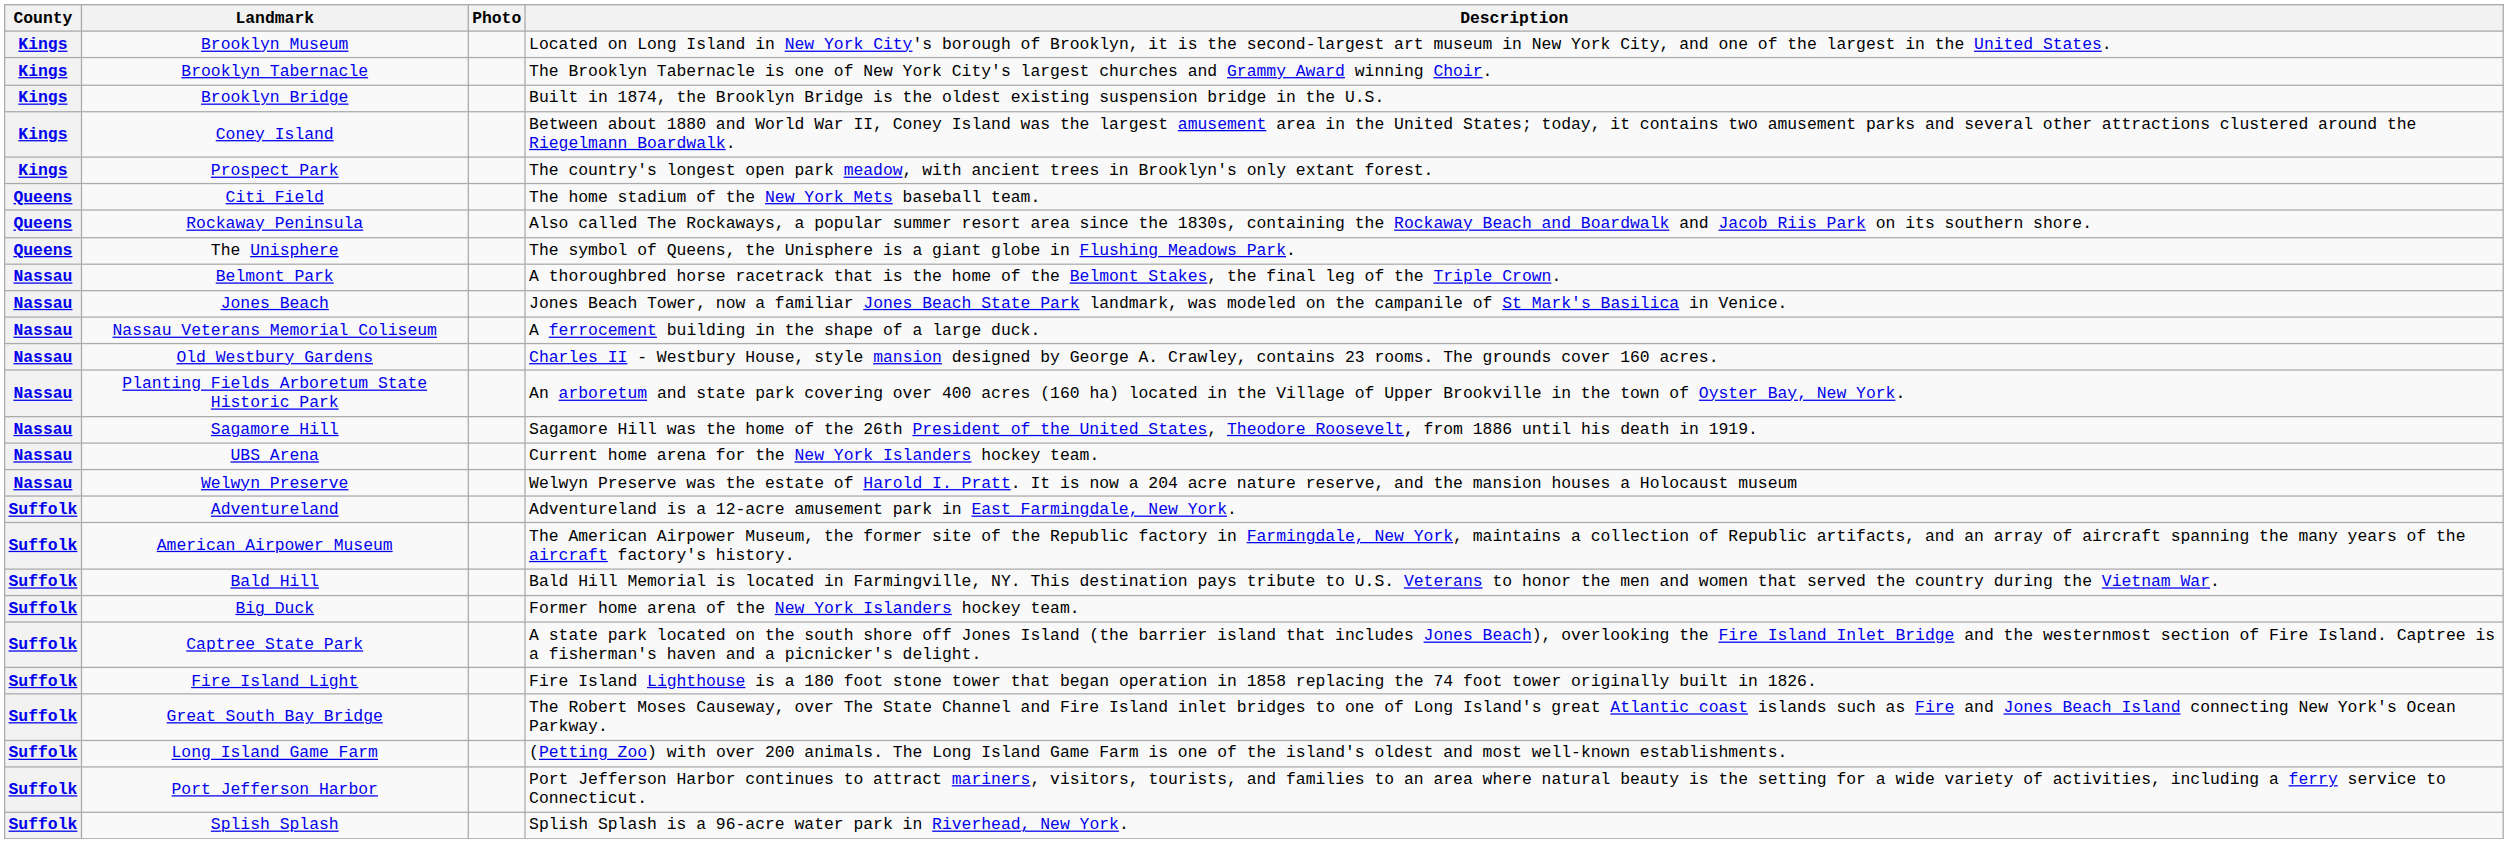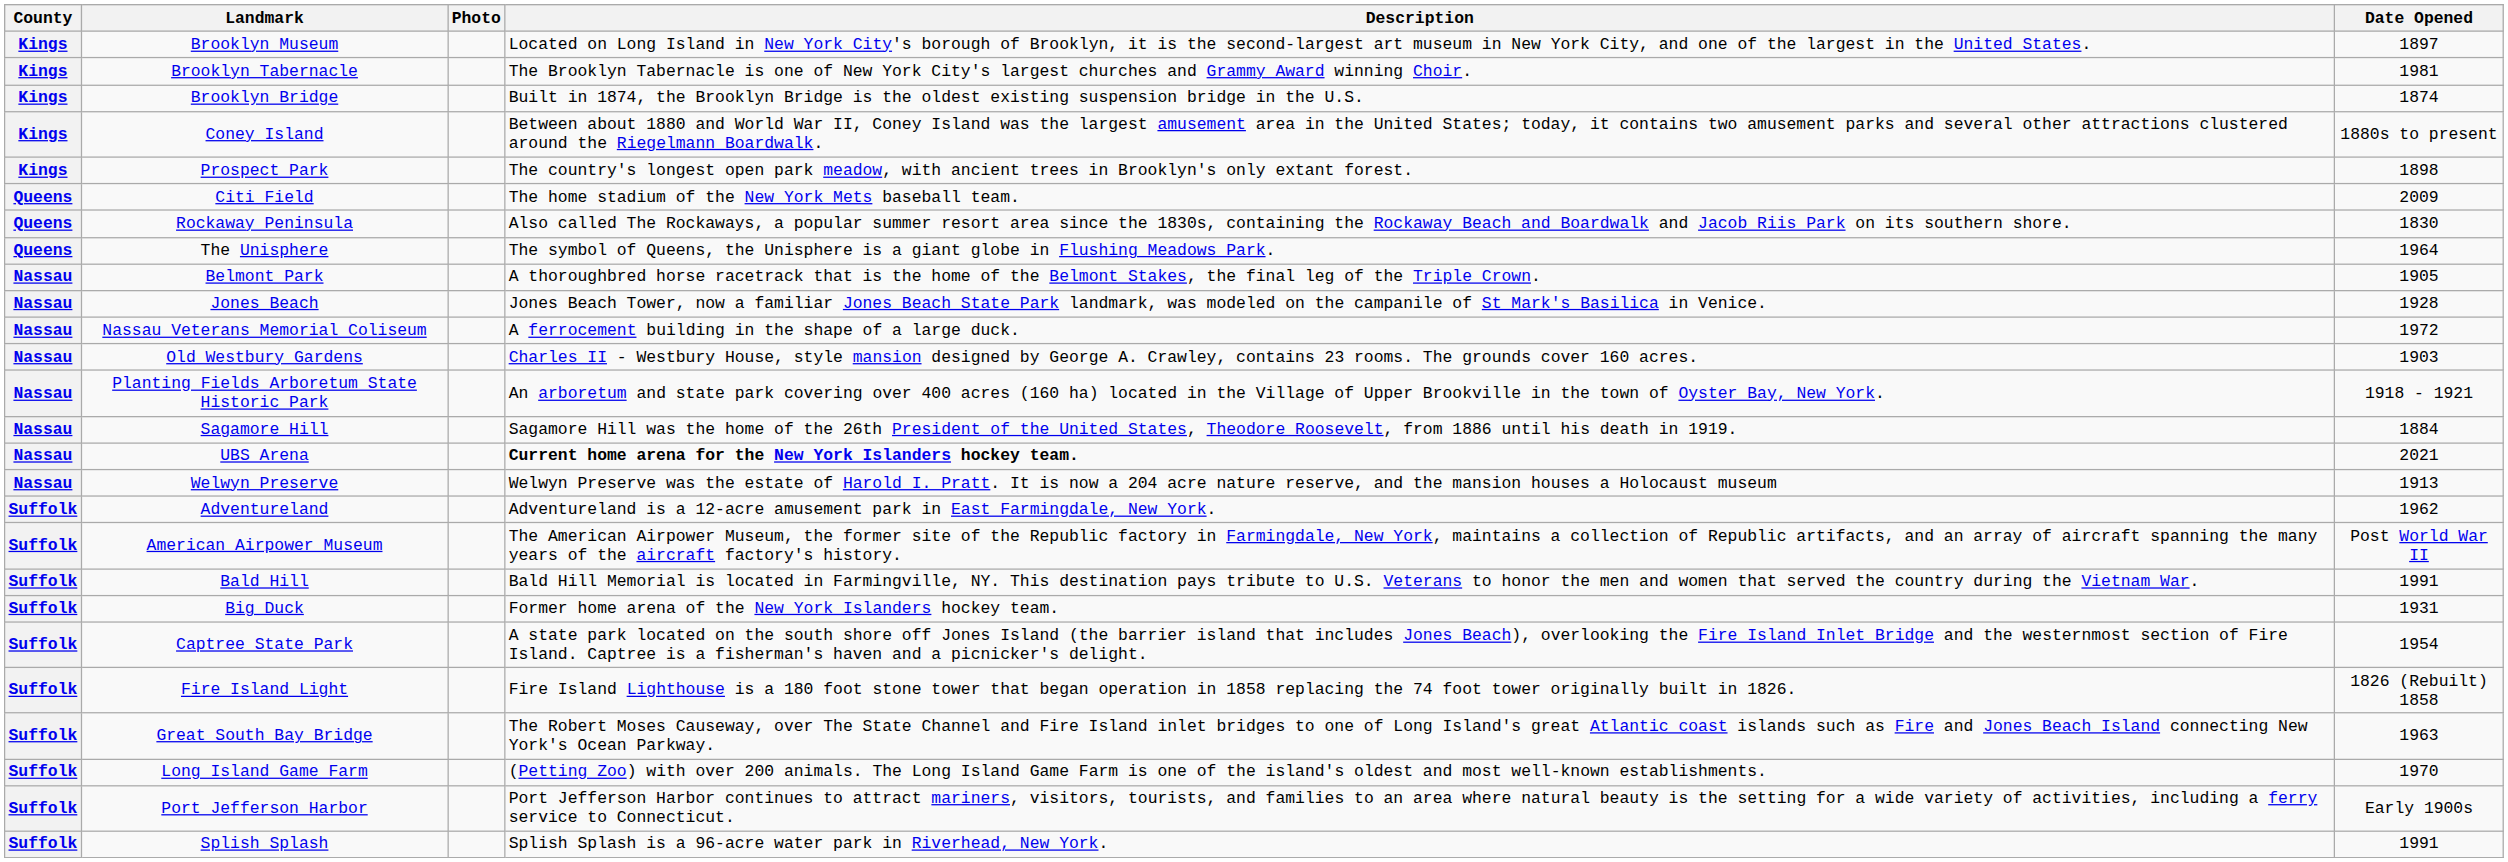+ column: (2419, 18)
(814, 456) normal -> (794, 456) bold
